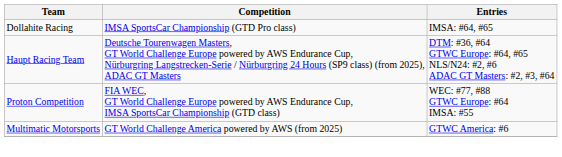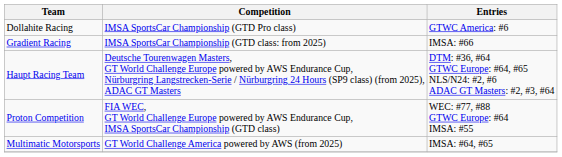(461, 27) IMSA: #64, #65 -> (469, 27) GTWC America: #6
+ row: (39, 43)
(469, 129) GTWC America: #6 -> (461, 144) IMSA: #64, #65
